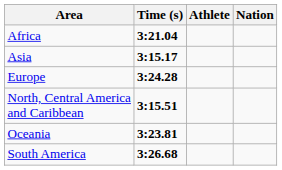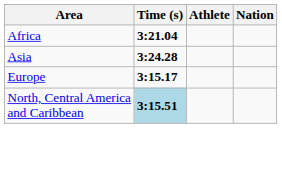(157, 56) 3:15.17 -> (157, 56) 3:24.28
(157, 77) 3:24.28 -> (157, 77) 3:15.17
(157, 105) no background -> (157, 105) lightblue background
- row: (29, 133)
- row: (47, 154)
